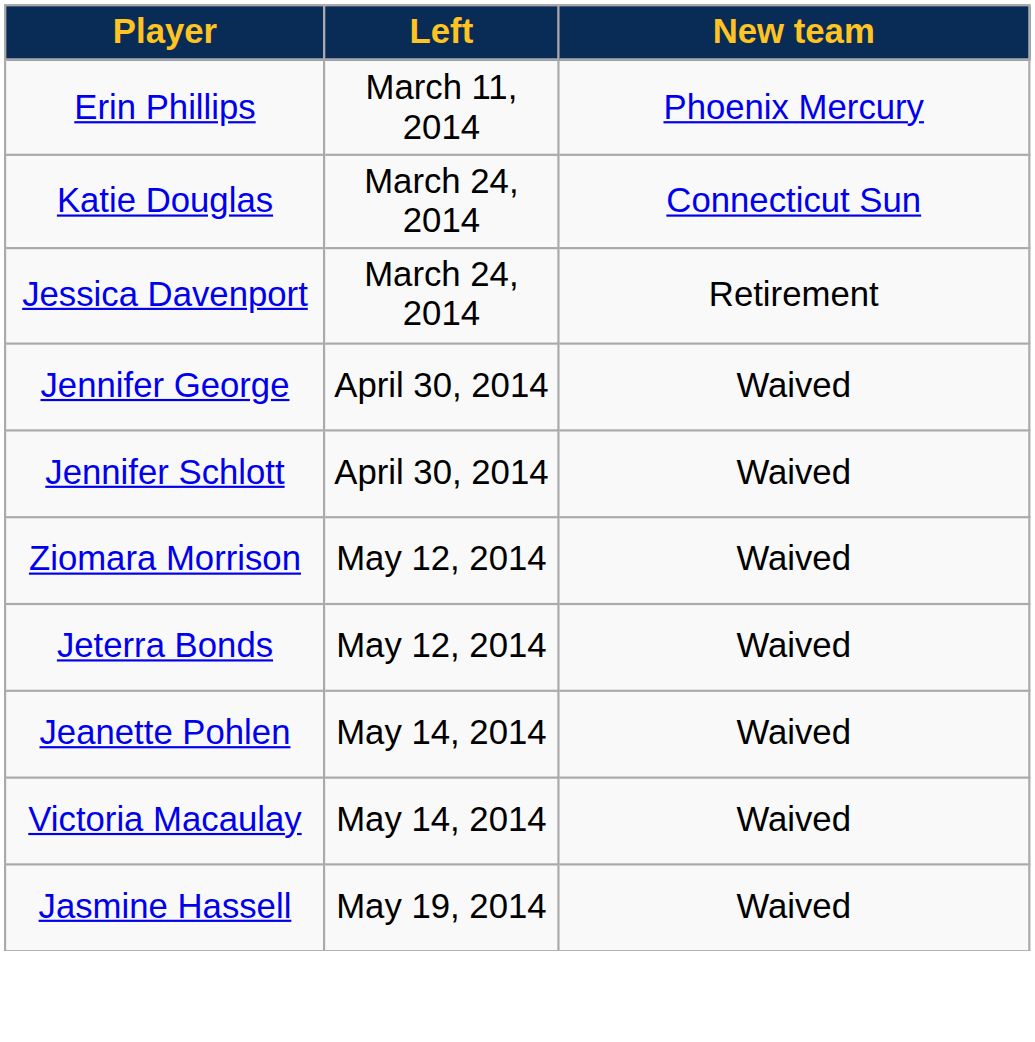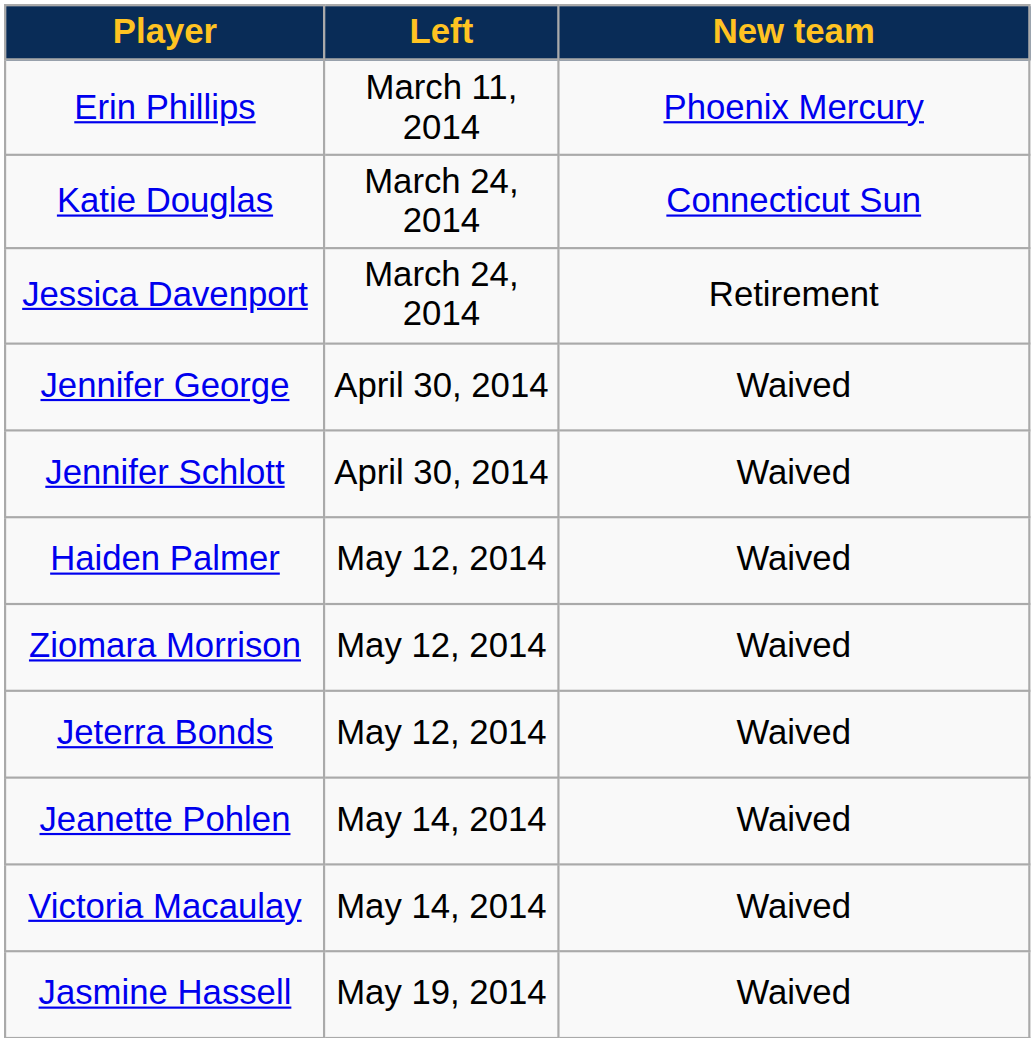+ row: (165, 558)
